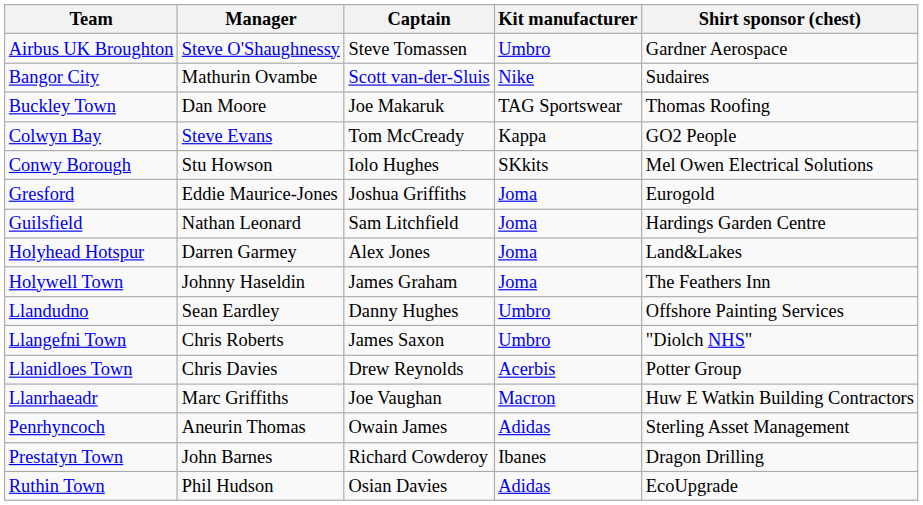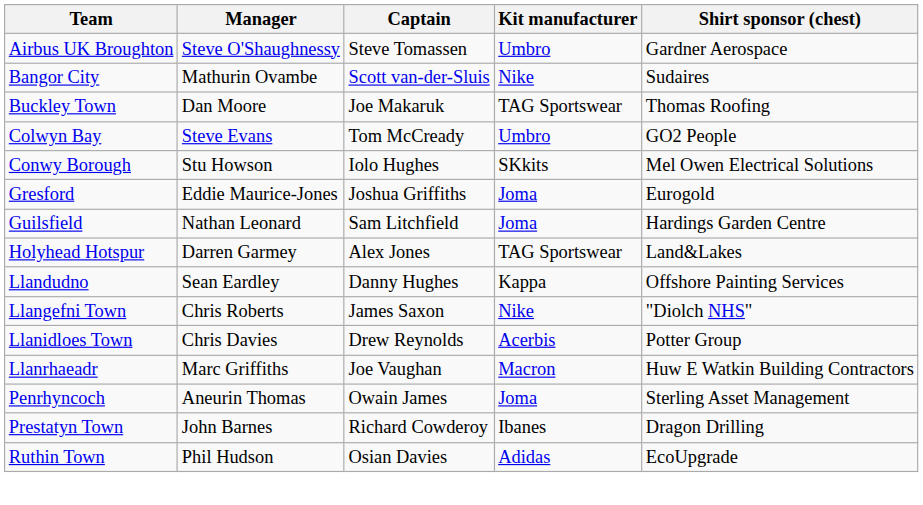(522, 135) Kappa -> (524, 135) Umbro
(518, 252) Joma -> (560, 252) TAG Sportswear
- row: (66, 281)
(524, 310) Umbro -> (522, 281) Kappa
(524, 340) Umbro -> (516, 310) Nike
(524, 427) Adidas -> (518, 398) Joma
